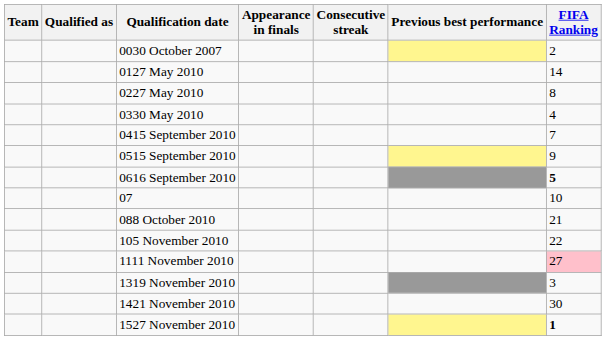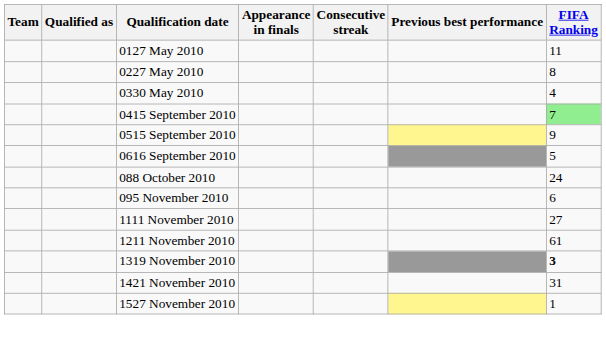- row: (170, 51)
(556, 72) 14 -> (556, 51) 11
(552, 135) no background -> (552, 114) lightgreen background
(552, 177) bold -> (552, 156) normal
- row: (126, 198)
(556, 219) 21 -> (556, 177) 24
+ row: (174, 198)
- row: (174, 240)
(556, 261) pink background -> (556, 219) no background
+ row: (177, 240)
(552, 282) normal -> (552, 261) bold
(556, 303) 30 -> (556, 282) 31
(552, 324) bold -> (552, 303) normal
